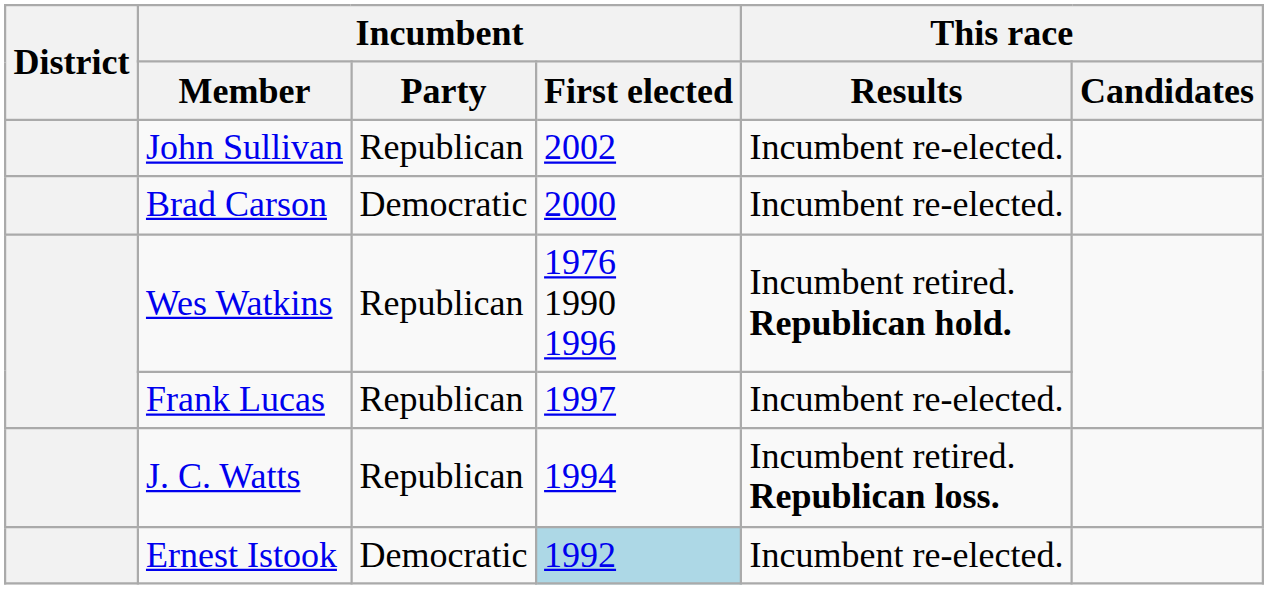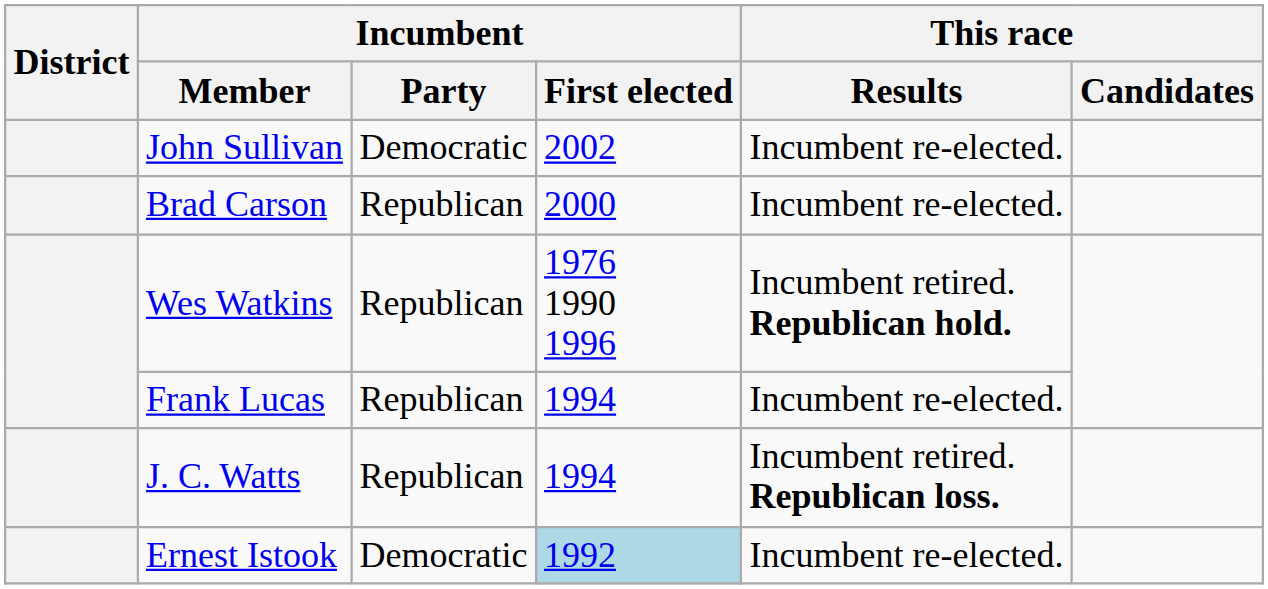(442, 147) Republican -> (444, 147) Democratic
(444, 204) Democratic -> (442, 204) Republican
(580, 399) 1997 -> (580, 399) 1994
